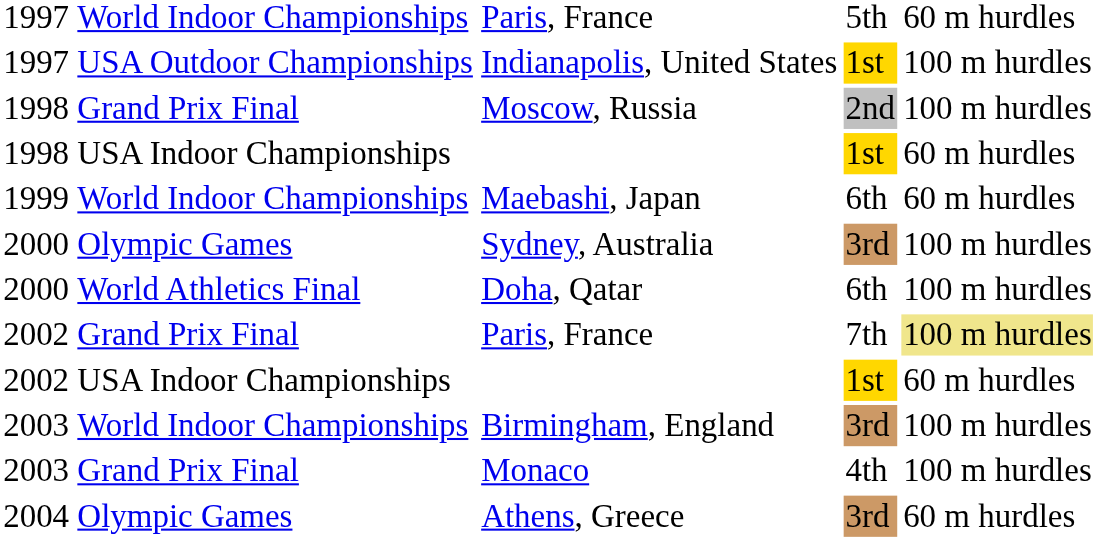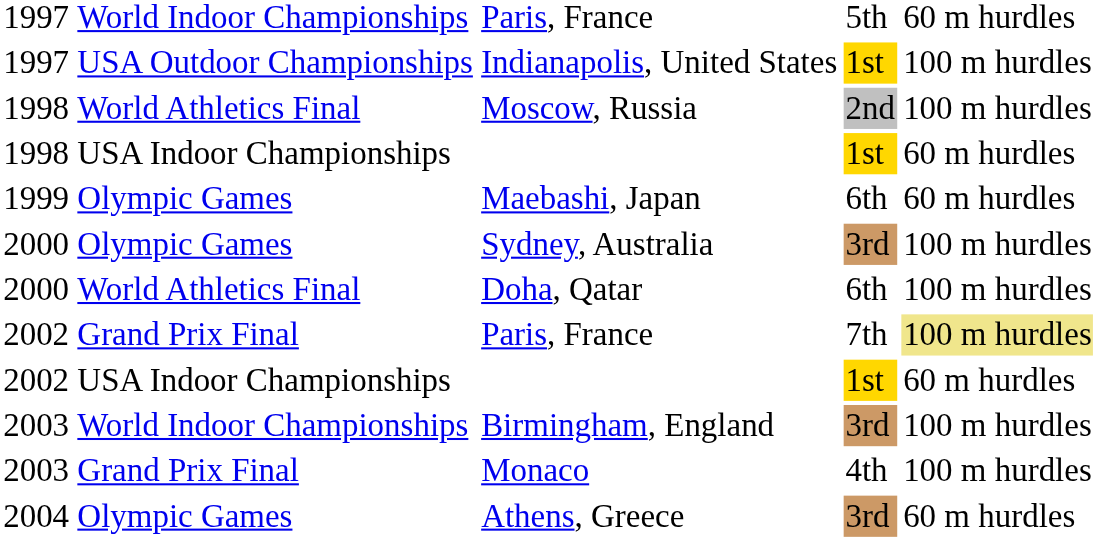(188, 107) Grand Prix Final -> (219, 107) World Athletics Final
(273, 198) World Indoor Championships -> (185, 198) Olympic Games
